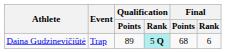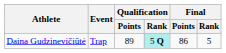(183, 41) 68 -> (183, 41) 86
(209, 41) 6 -> (209, 41) 5
